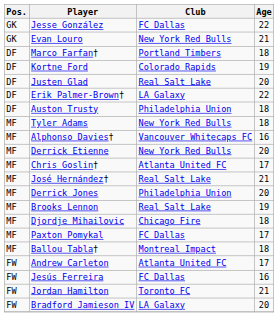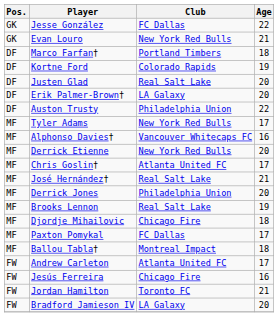(264, 95) 22 -> (264, 95) 20
(264, 109) 18 -> (264, 109) 22
(264, 123) 18 -> (264, 123) 17
(162, 277) FC Dallas -> (170, 277) Chicago Fire
